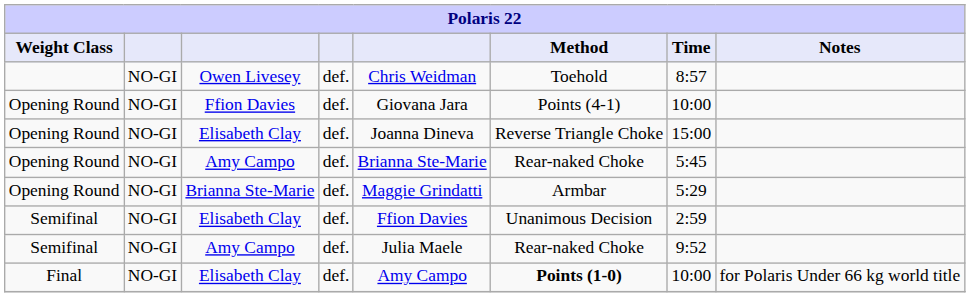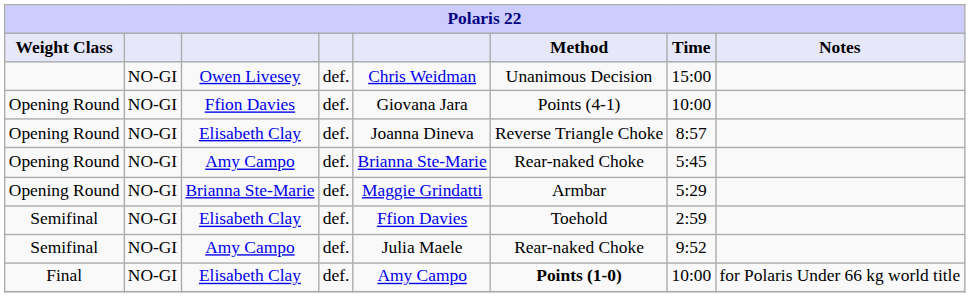(579, 76) Toehold -> (579, 76) Unanimous Decision
(691, 76) 8:57 -> (691, 76) 15:00
(691, 133) 15:00 -> (691, 133) 8:57
(579, 219) Unanimous Decision -> (579, 219) Toehold
